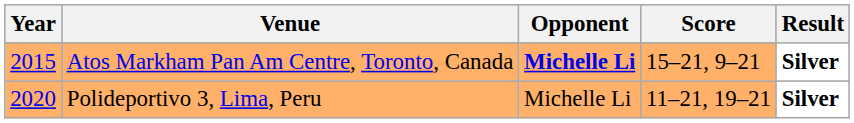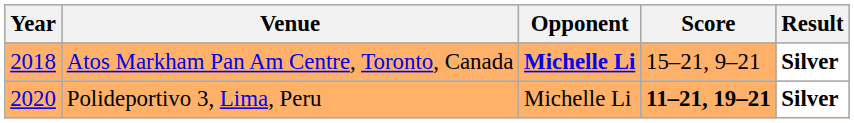(33, 61) 2015 -> (33, 61) 2018
(708, 99) normal -> (708, 99) bold
